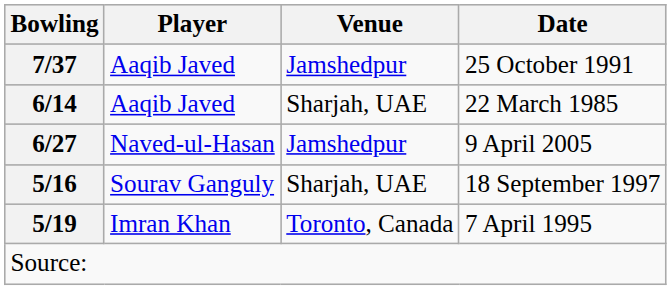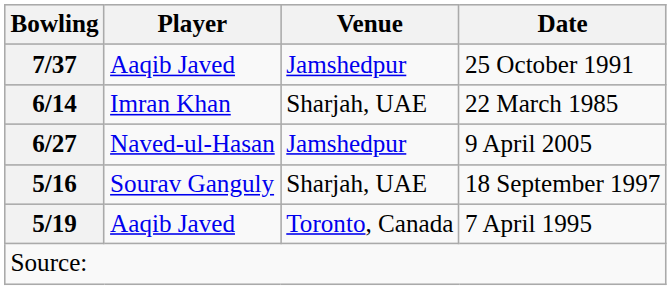(173, 104) Aaqib Javed -> (170, 104) Imran Khan
(170, 223) Imran Khan -> (173, 223) Aaqib Javed
